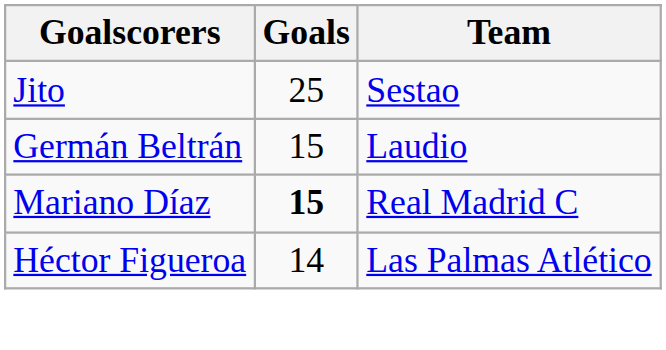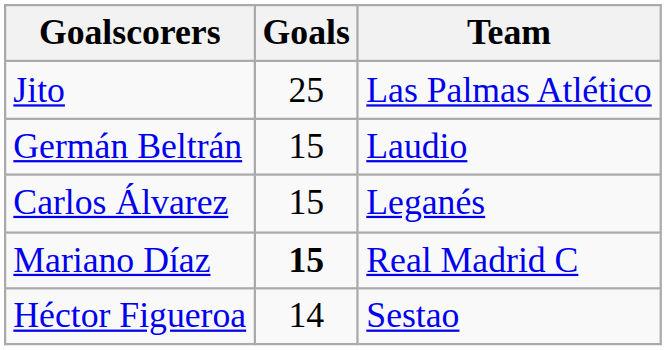(413, 89) Sestao -> (509, 89) Las Palmas Atlético
+ row: (121, 202)
(509, 259) Las Palmas Atlético -> (413, 315) Sestao
